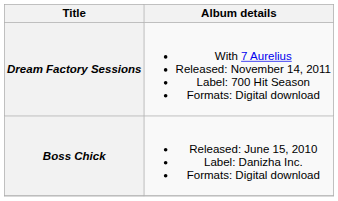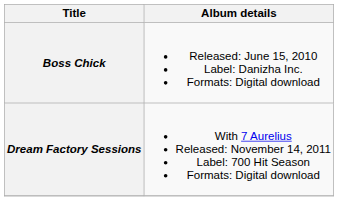rows swapped: (74, 156) <-> (74, 69)
